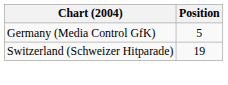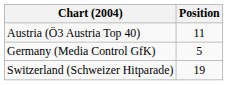+ row: (74, 32)
